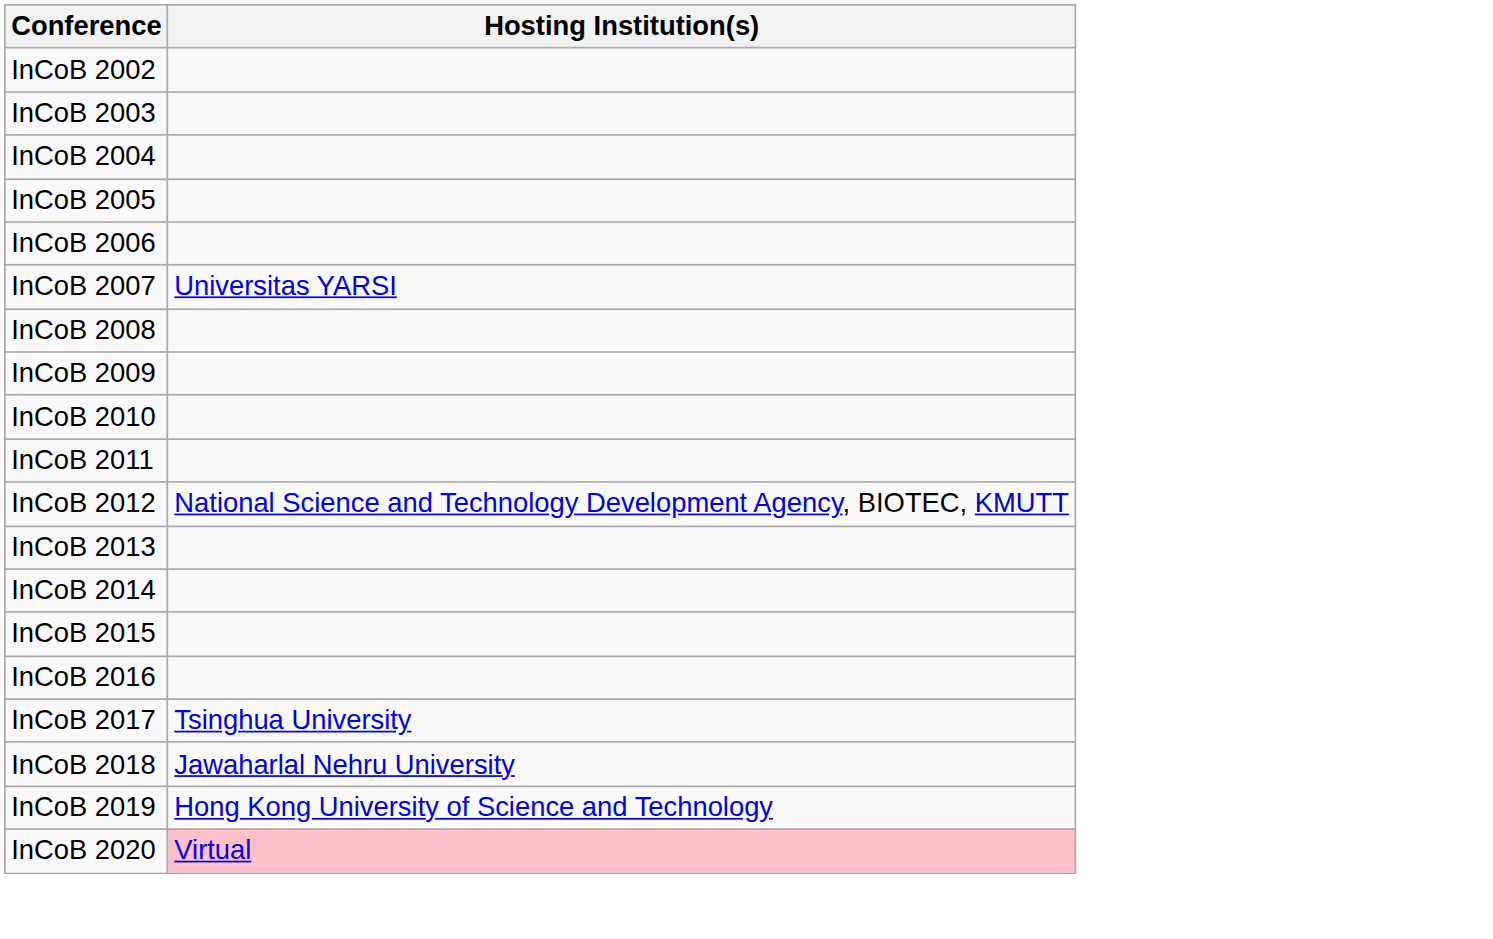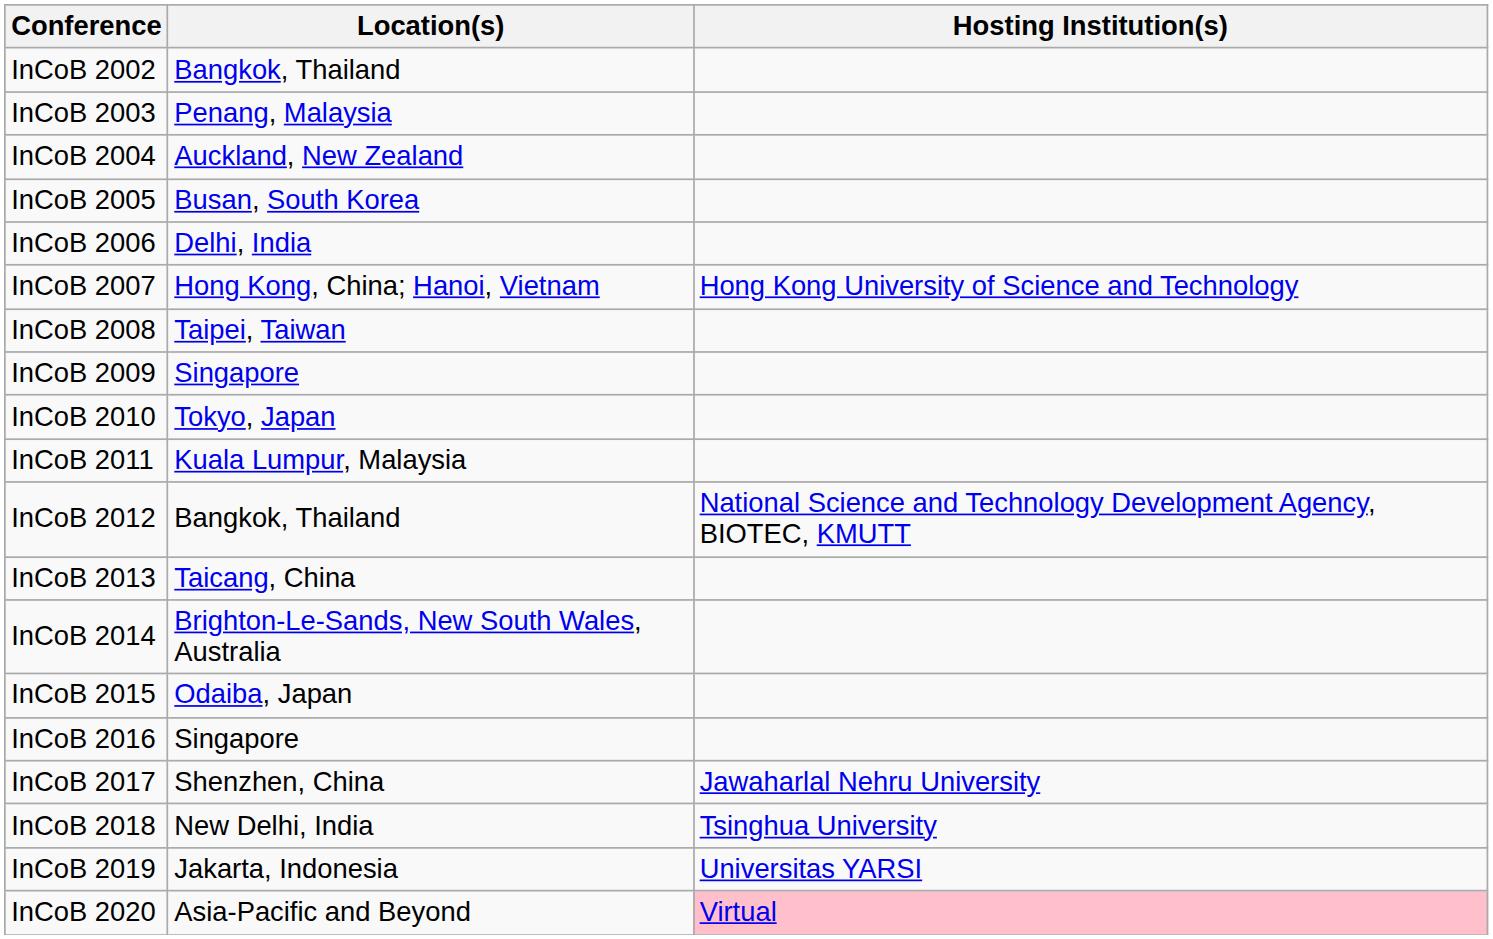+ column: (431, 26)
(286, 286) Universitas YARSI -> (999, 286) Hong Kong University of Science and Technology
(293, 720) Tsinghua University -> (870, 782) Jawaharlal Nehru University
(345, 763) Jawaharlal Nehru University -> (818, 825) Tsinghua University
(474, 807) Hong Kong University of Science and Technology -> (811, 868) Universitas YARSI
